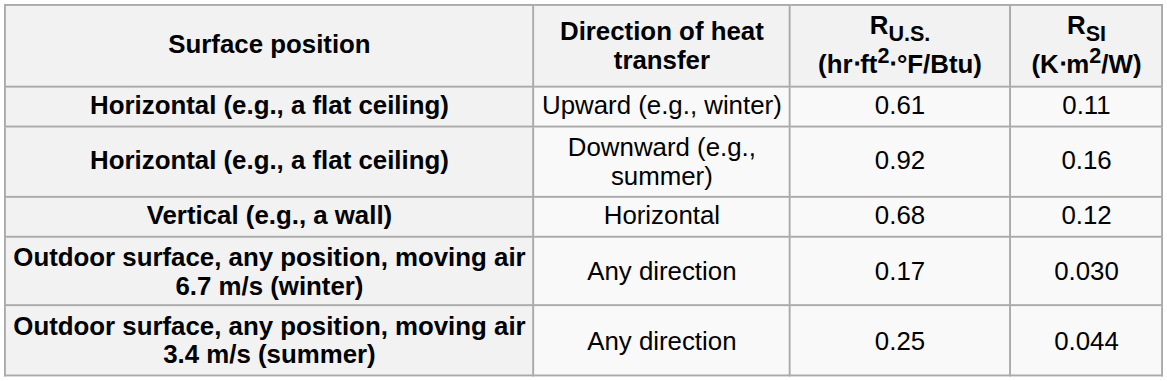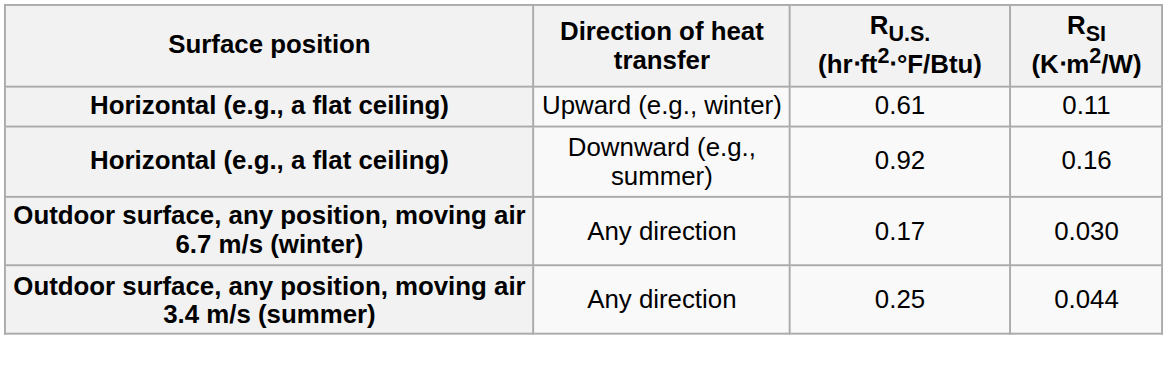- row: (900, 216)
